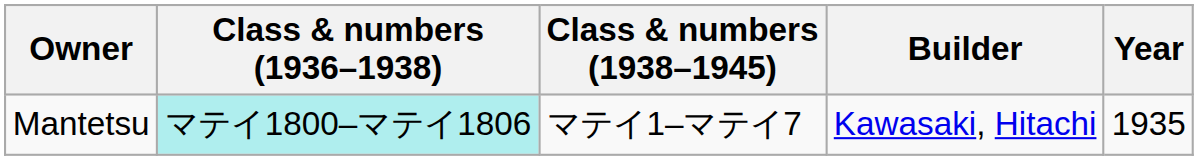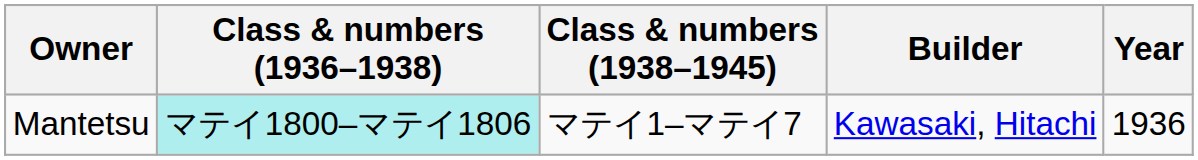(1149, 124) 1935 -> (1149, 124) 1936
